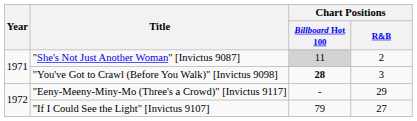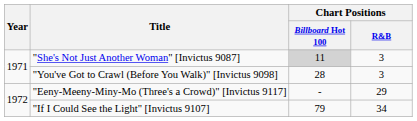(381, 58) 2 -> (381, 58) 3
(320, 74) bold -> (320, 74) normal
(381, 108) 27 -> (381, 108) 34
